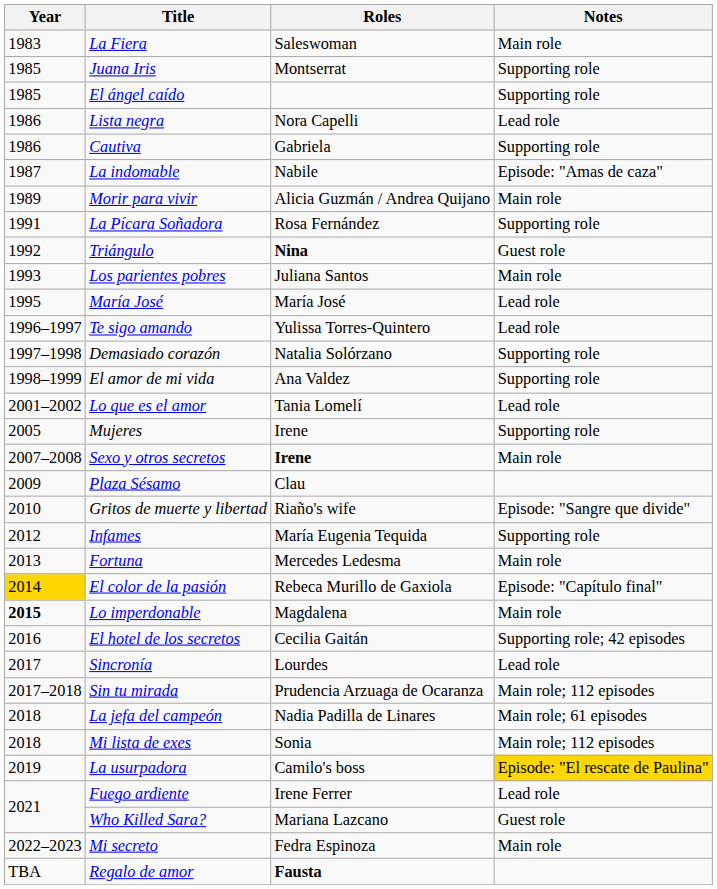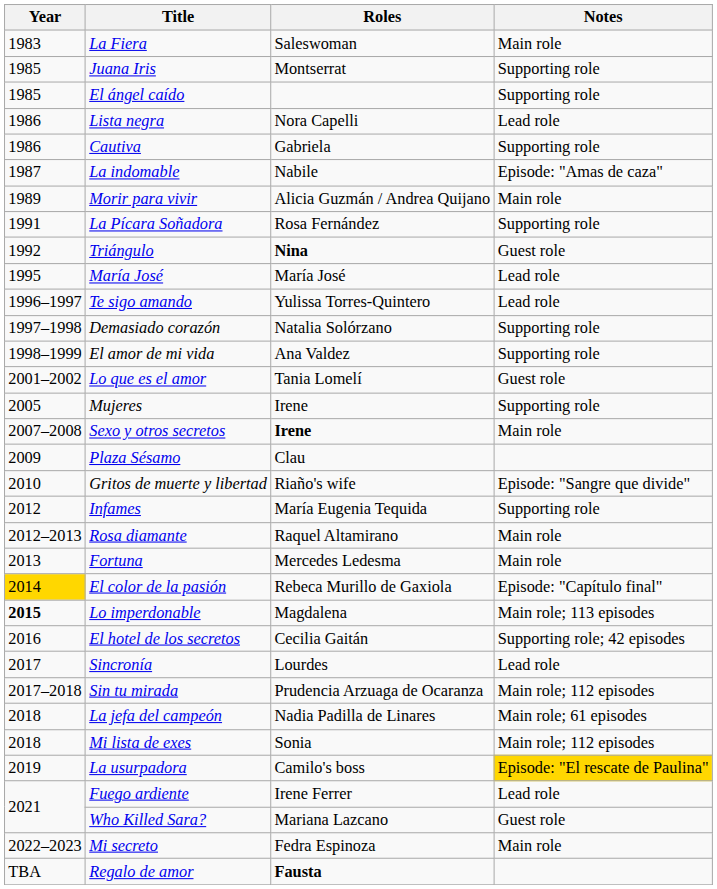- row: (157, 276)
(529, 405) Lead role -> (531, 379) Guest role
+ row: (138, 535)
(530, 612) Main role -> (576, 612) Main role; 113 episodes
